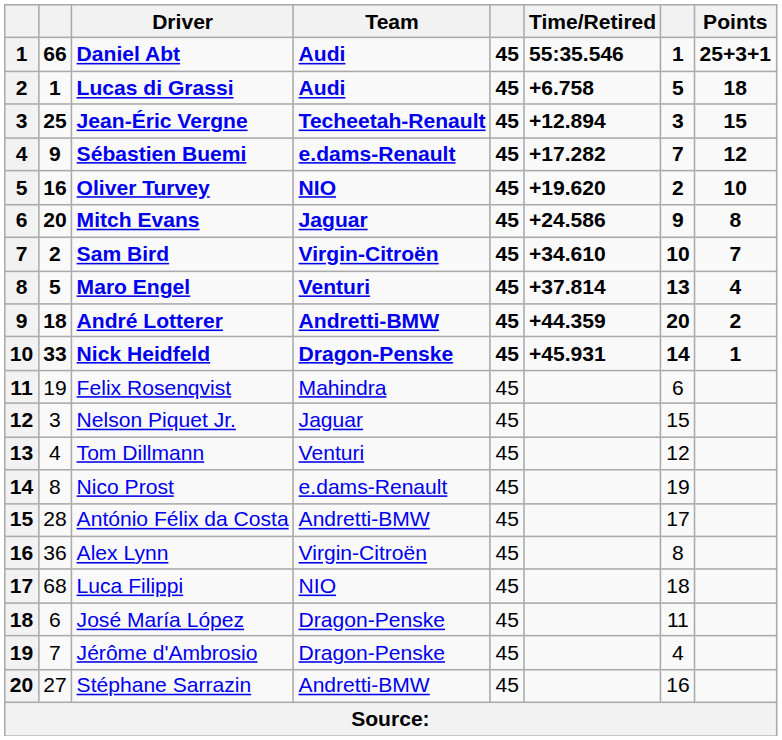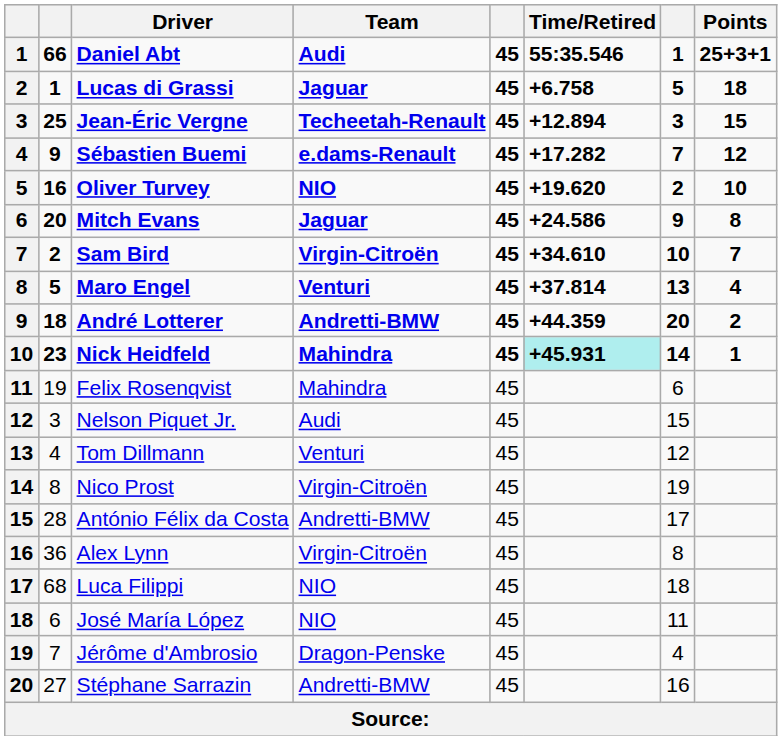(322, 87) Audi -> (333, 87) Jaguar
(55, 353) 33 -> (55, 353) 23
(376, 353) Dragon-Penske -> (345, 353) Mahindra
(567, 353) no background -> (567, 353) paleturquoise background
(331, 420) Jaguar -> (320, 420) Audi
(373, 486) e.dams-Renault -> (363, 486) Virgin-Citroën
(372, 619) Dragon-Penske -> (317, 619) NIO
